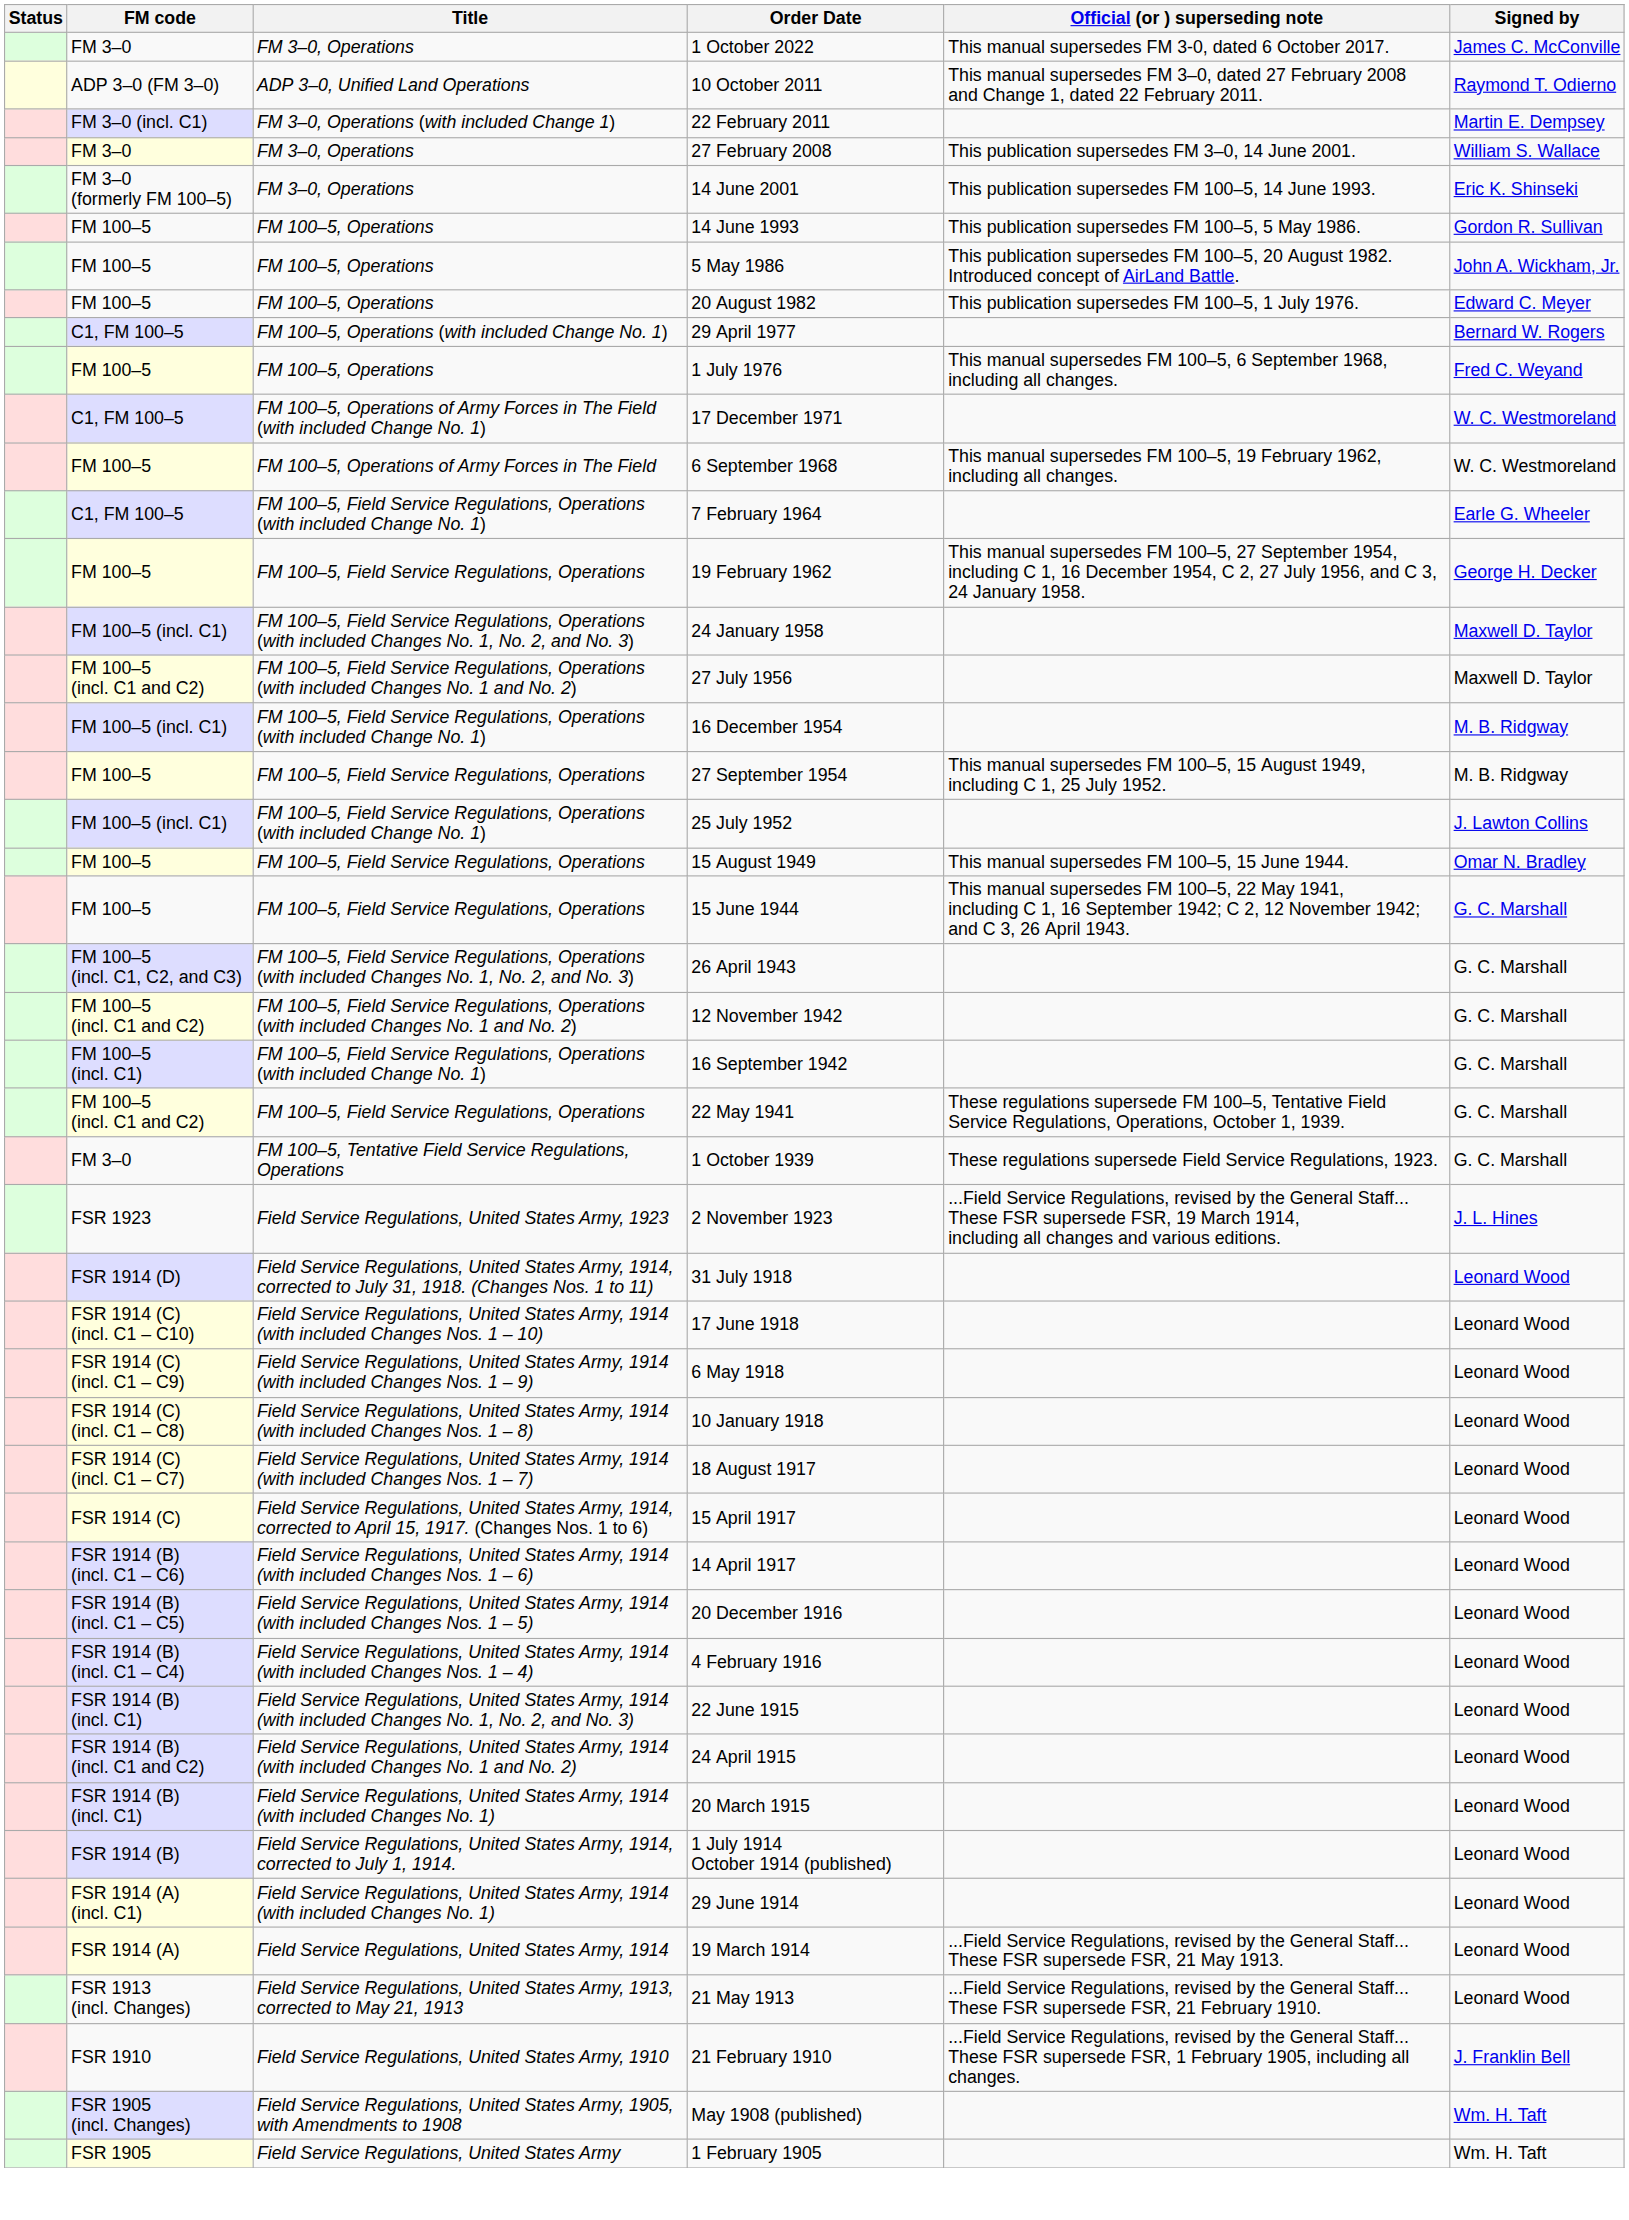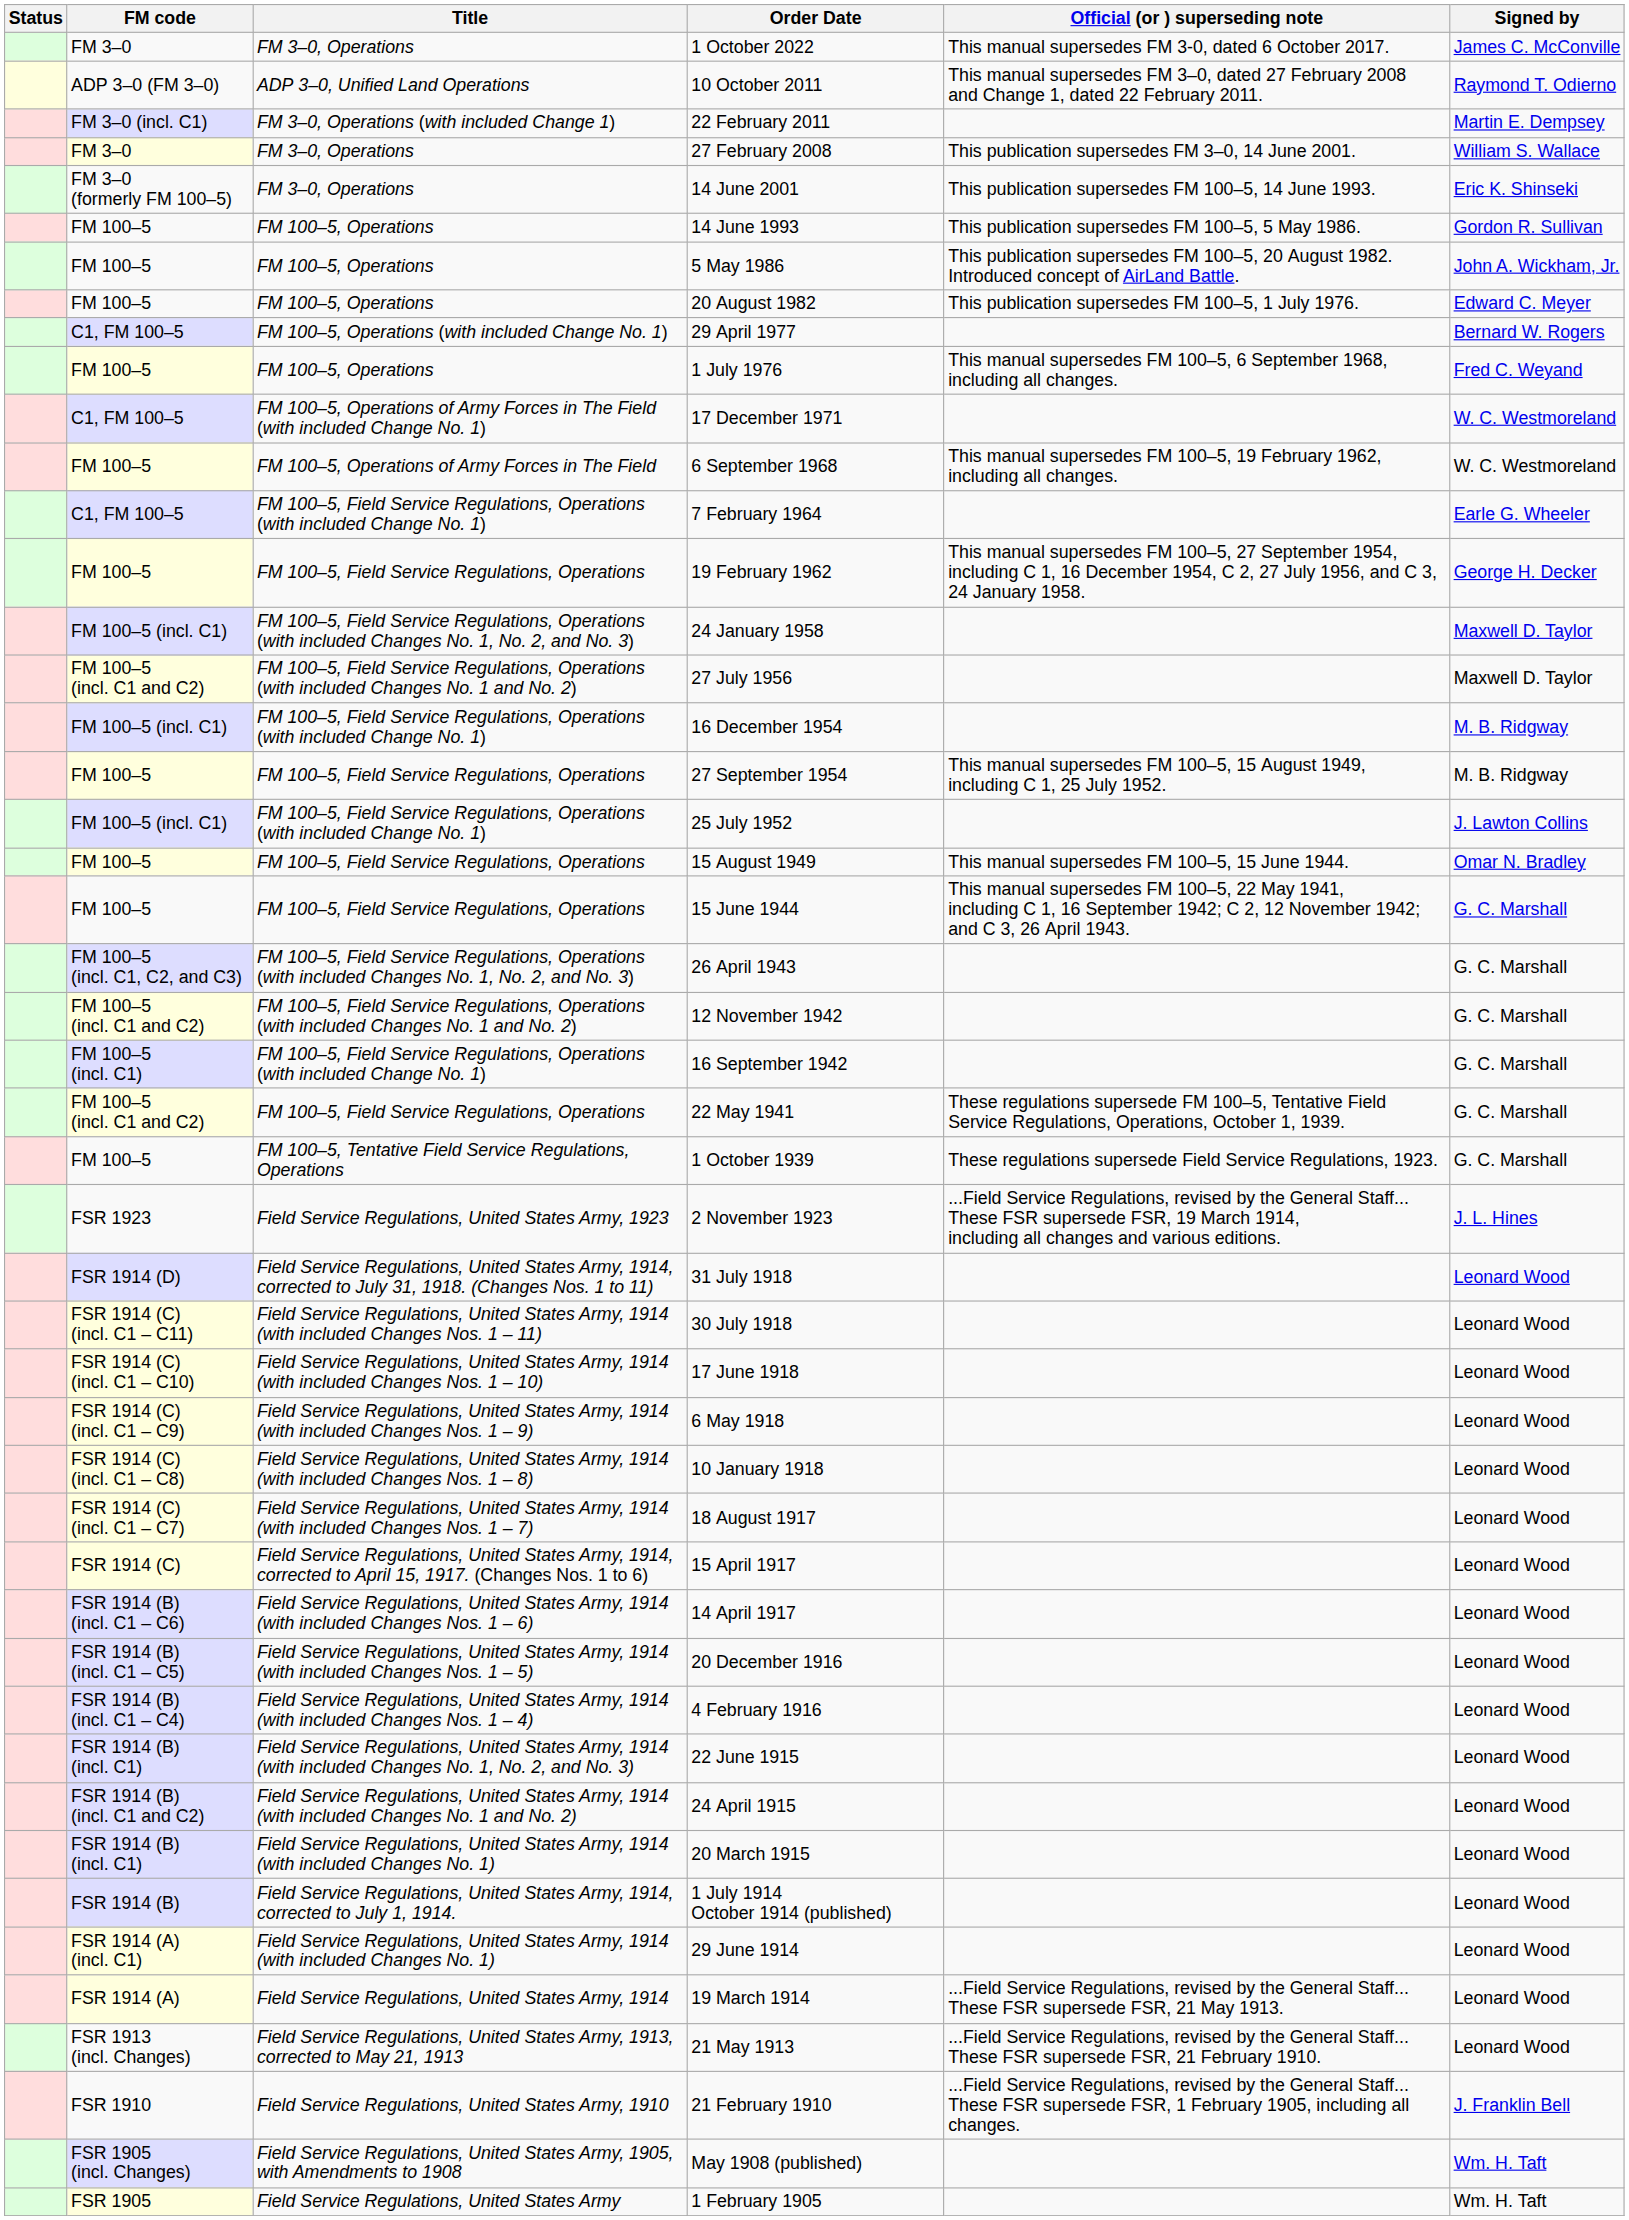(101, 1160) FM 3–0 -> (111, 1160) FM 100–5
+ row: (742, 1324)
